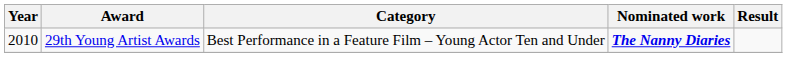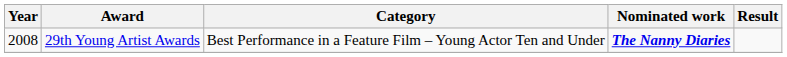(23, 40) 2010 -> (23, 40) 2008
